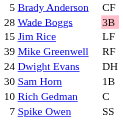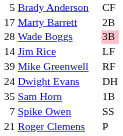+ row: (47, 22)
(9, 37) 15 -> (9, 52) 14
(9, 82) 30 -> (9, 97) 35
- row: (48, 97)
+ row: (51, 127)
